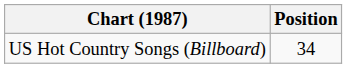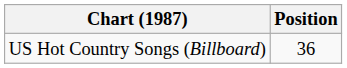(306, 48) 34 -> (306, 48) 36
